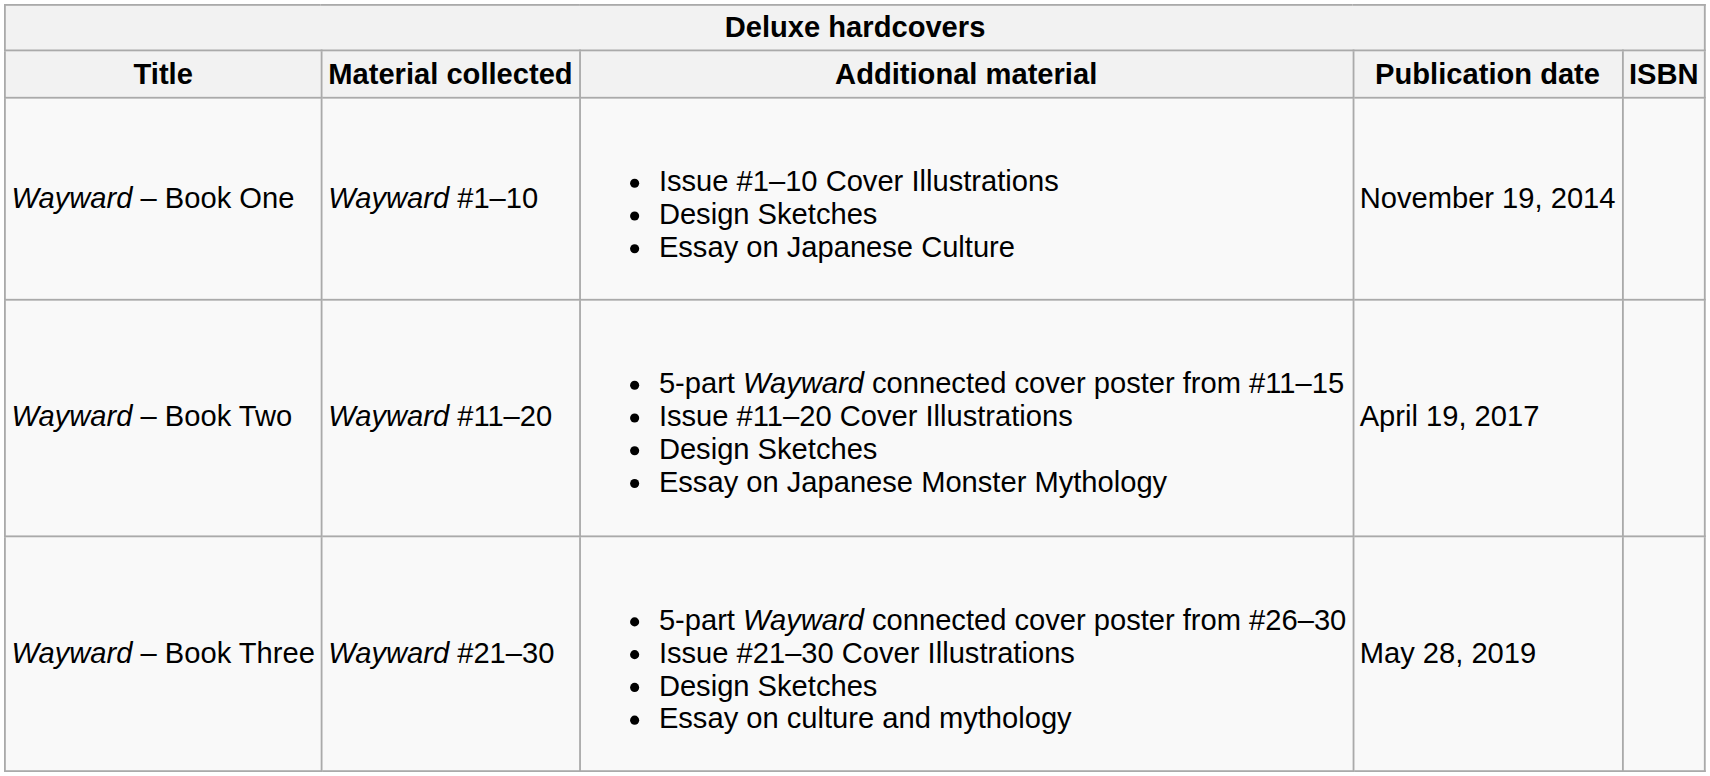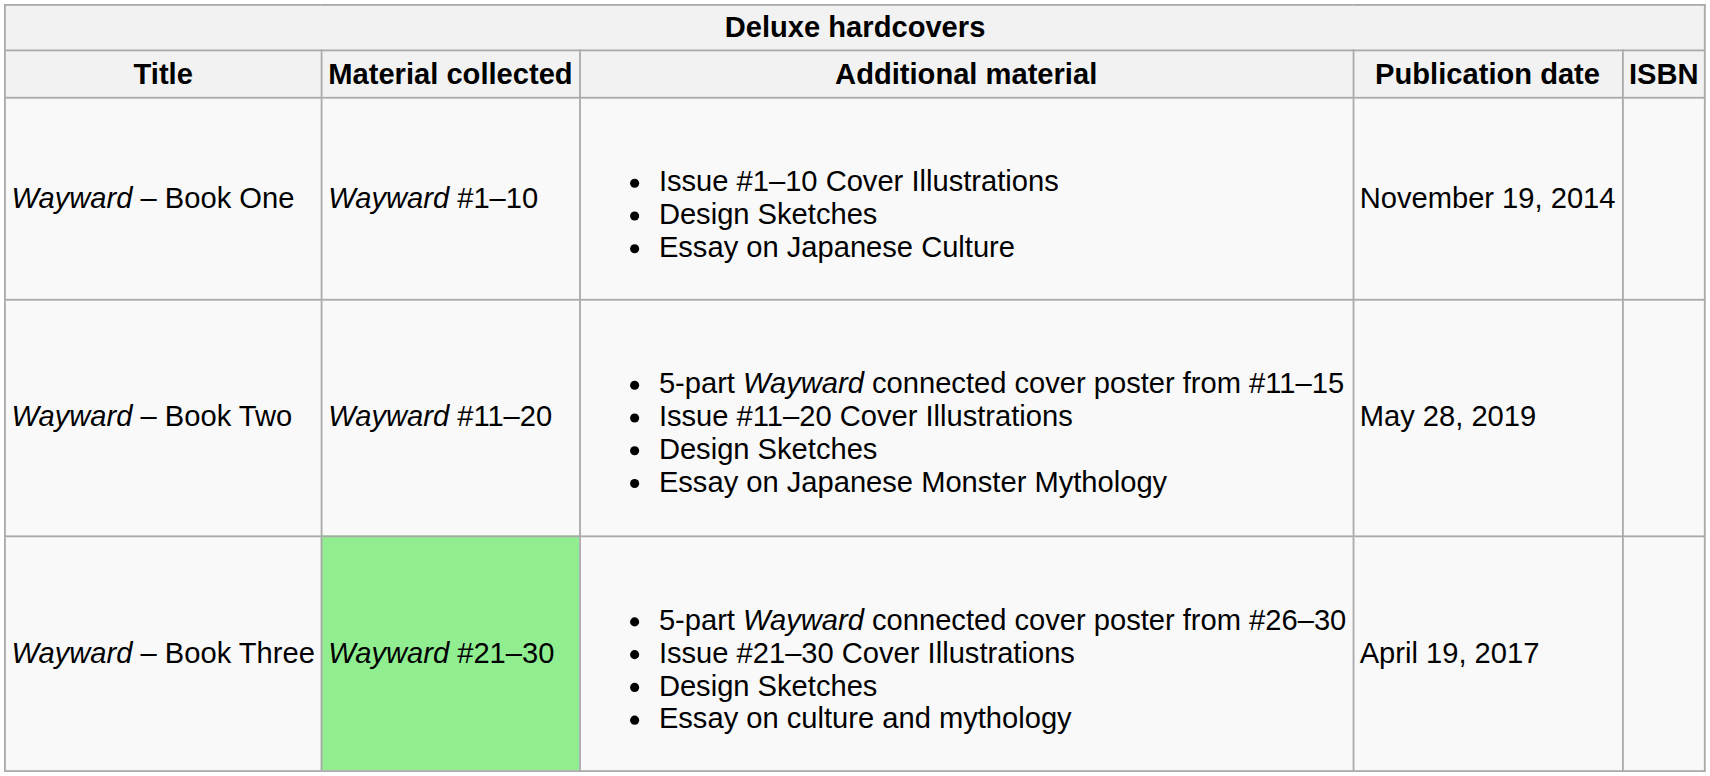(1450, 417) April 19, 2017 -> (1448, 417) May 28, 2019
(441, 652) no background -> (441, 652) lightgreen background
(1448, 652) May 28, 2019 -> (1450, 652) April 19, 2017
